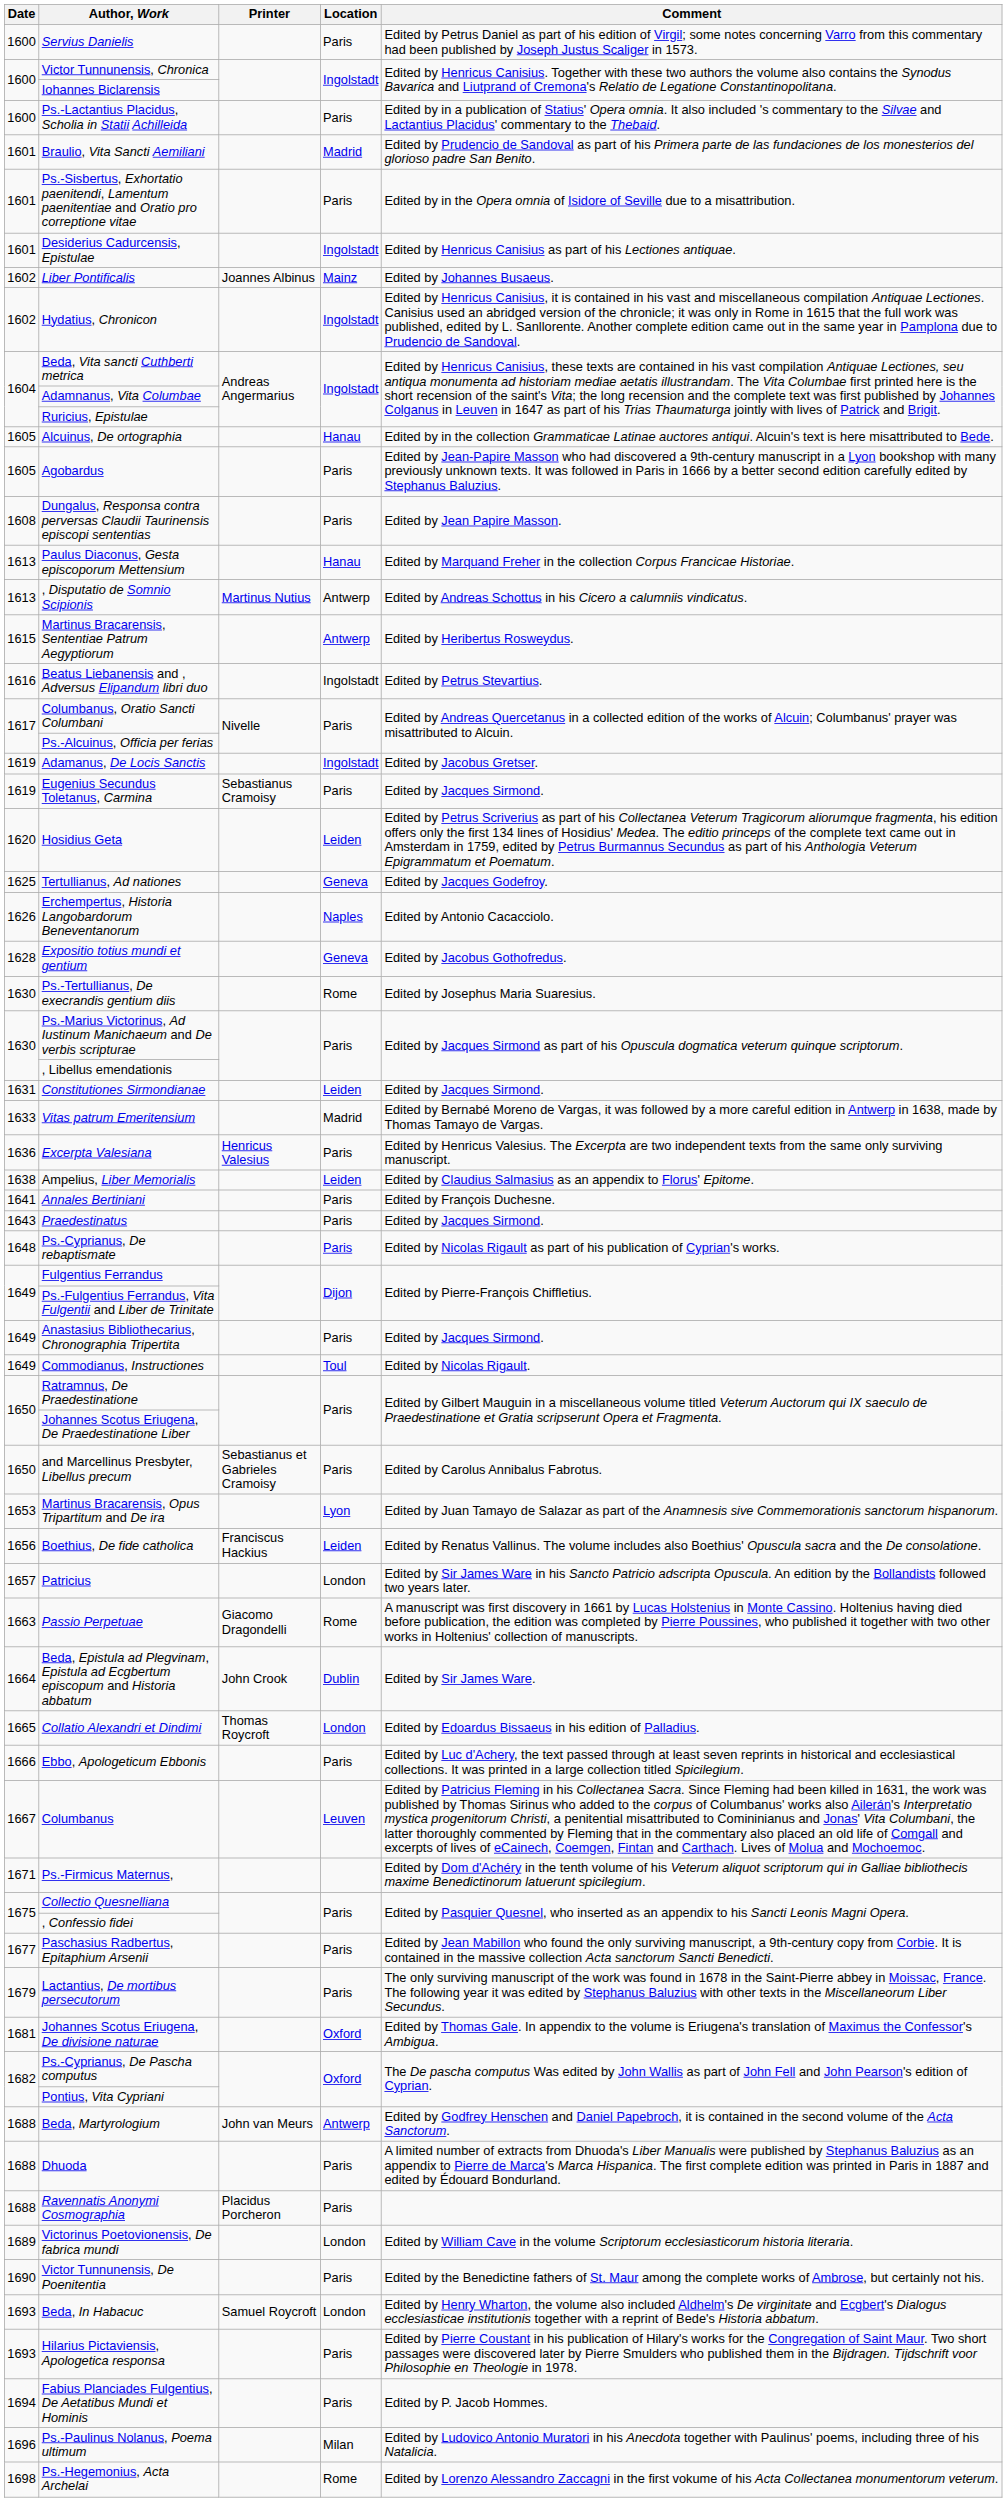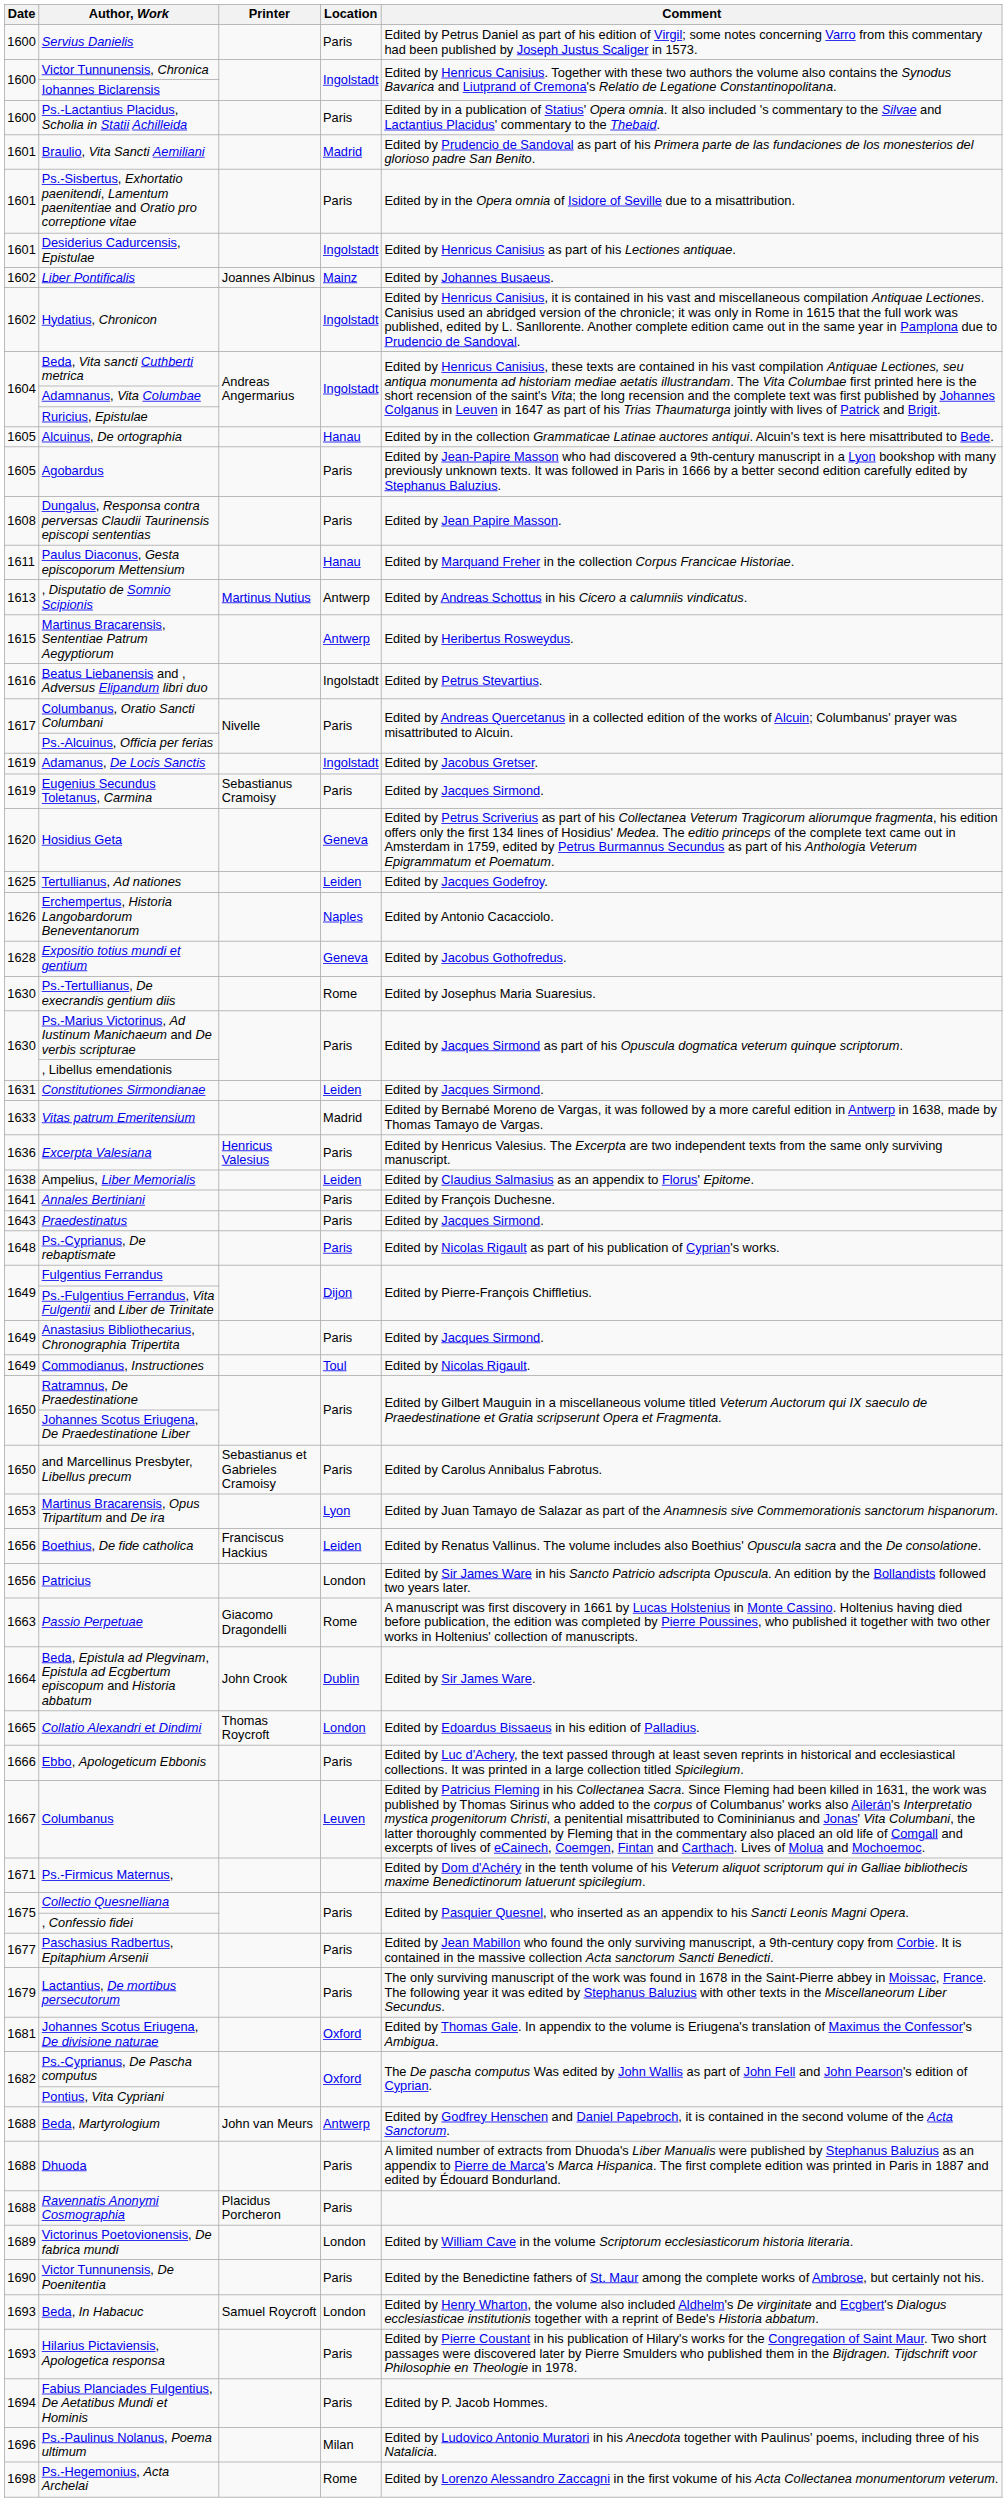(22, 562) 1613 -> (21, 562) 1611
(342, 840) Leiden -> (345, 840) Geneva
(345, 882) Geneva -> (342, 882) Leiden
(22, 1580) 1657 -> (22, 1580) 1656
